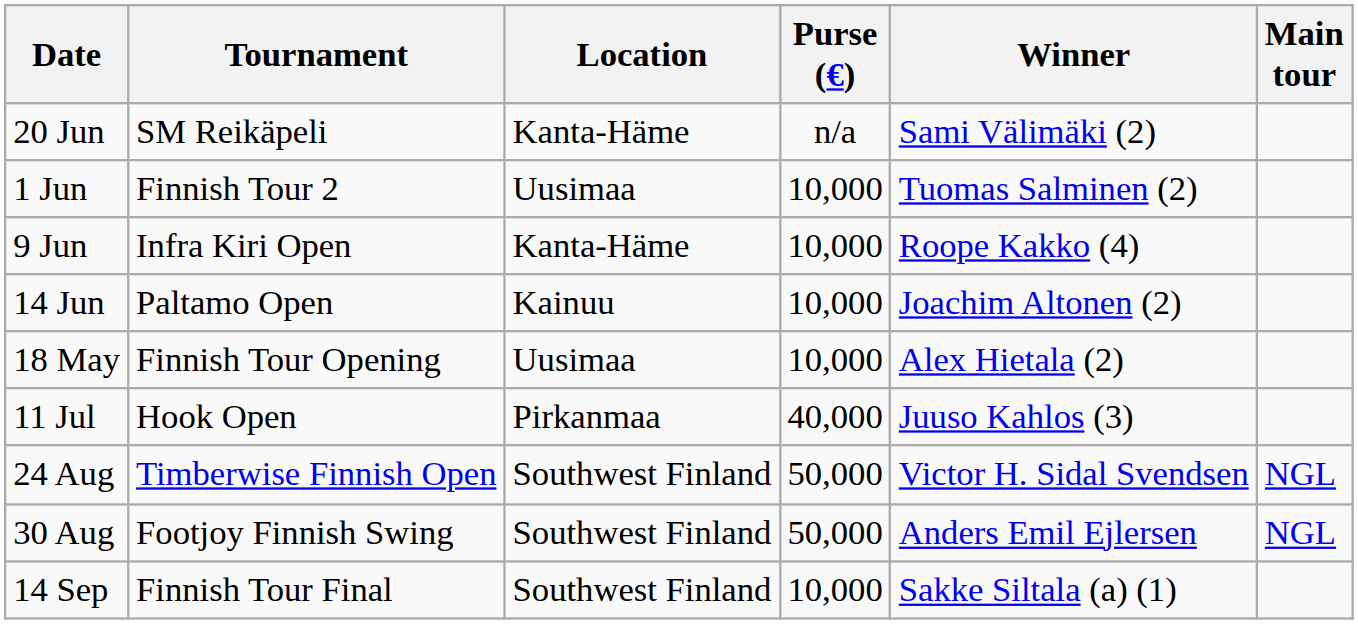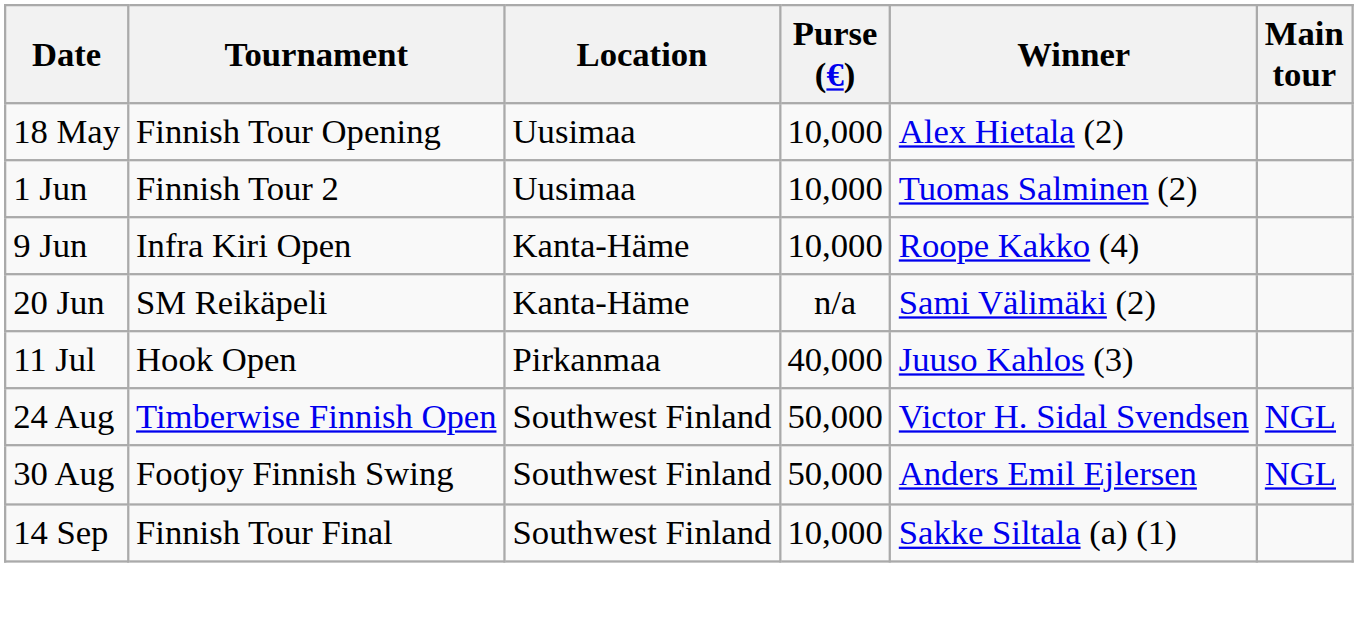rows swapped: (67, 360) <-> (59, 131)
- row: (59, 302)
